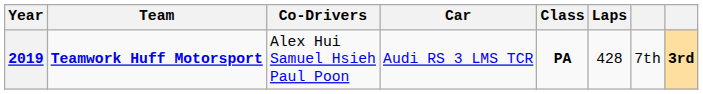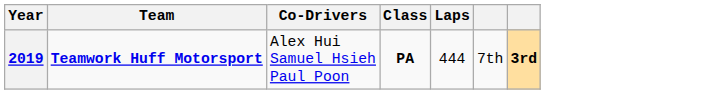- column: (458, 17)
(609, 59) 428 -> (452, 59) 444
